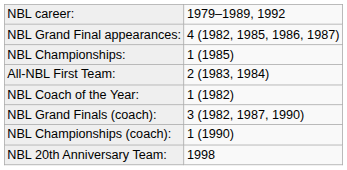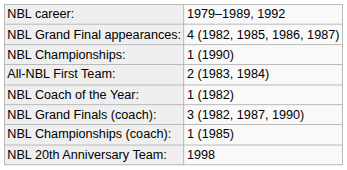(210, 54) 1 (1985) -> (210, 54) 1 (1990)
(210, 134) 1 (1990) -> (210, 134) 1 (1985)
